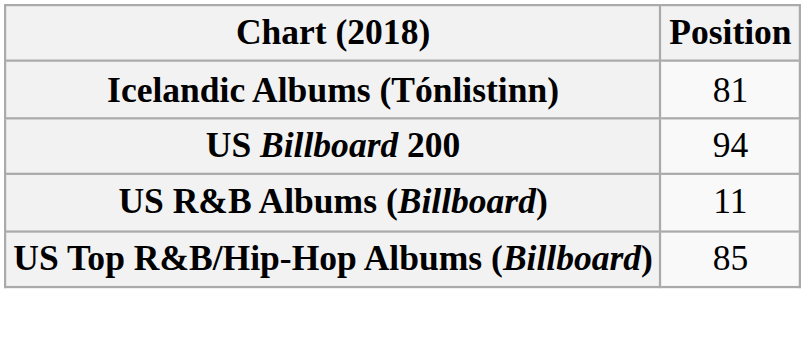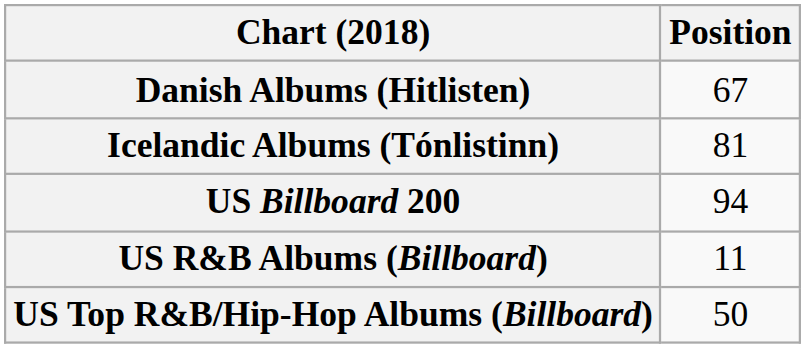+ row: (333, 88)
(730, 257) 85 -> (730, 314) 50
